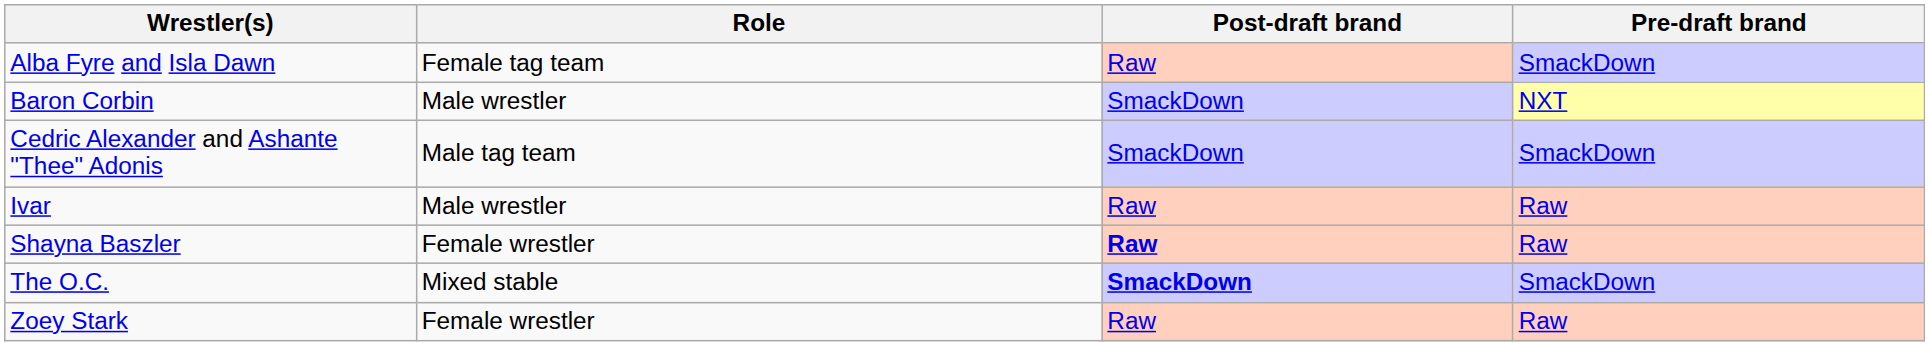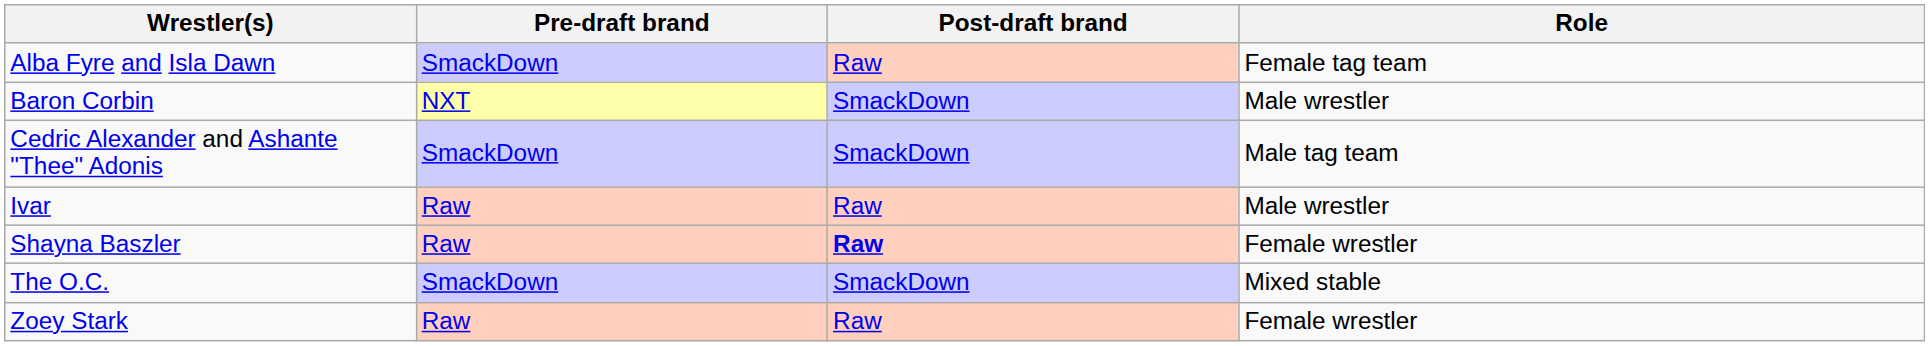columns swapped: (1719, 23) <-> (759, 23)
(1180, 282) bold -> (901, 282) normal
